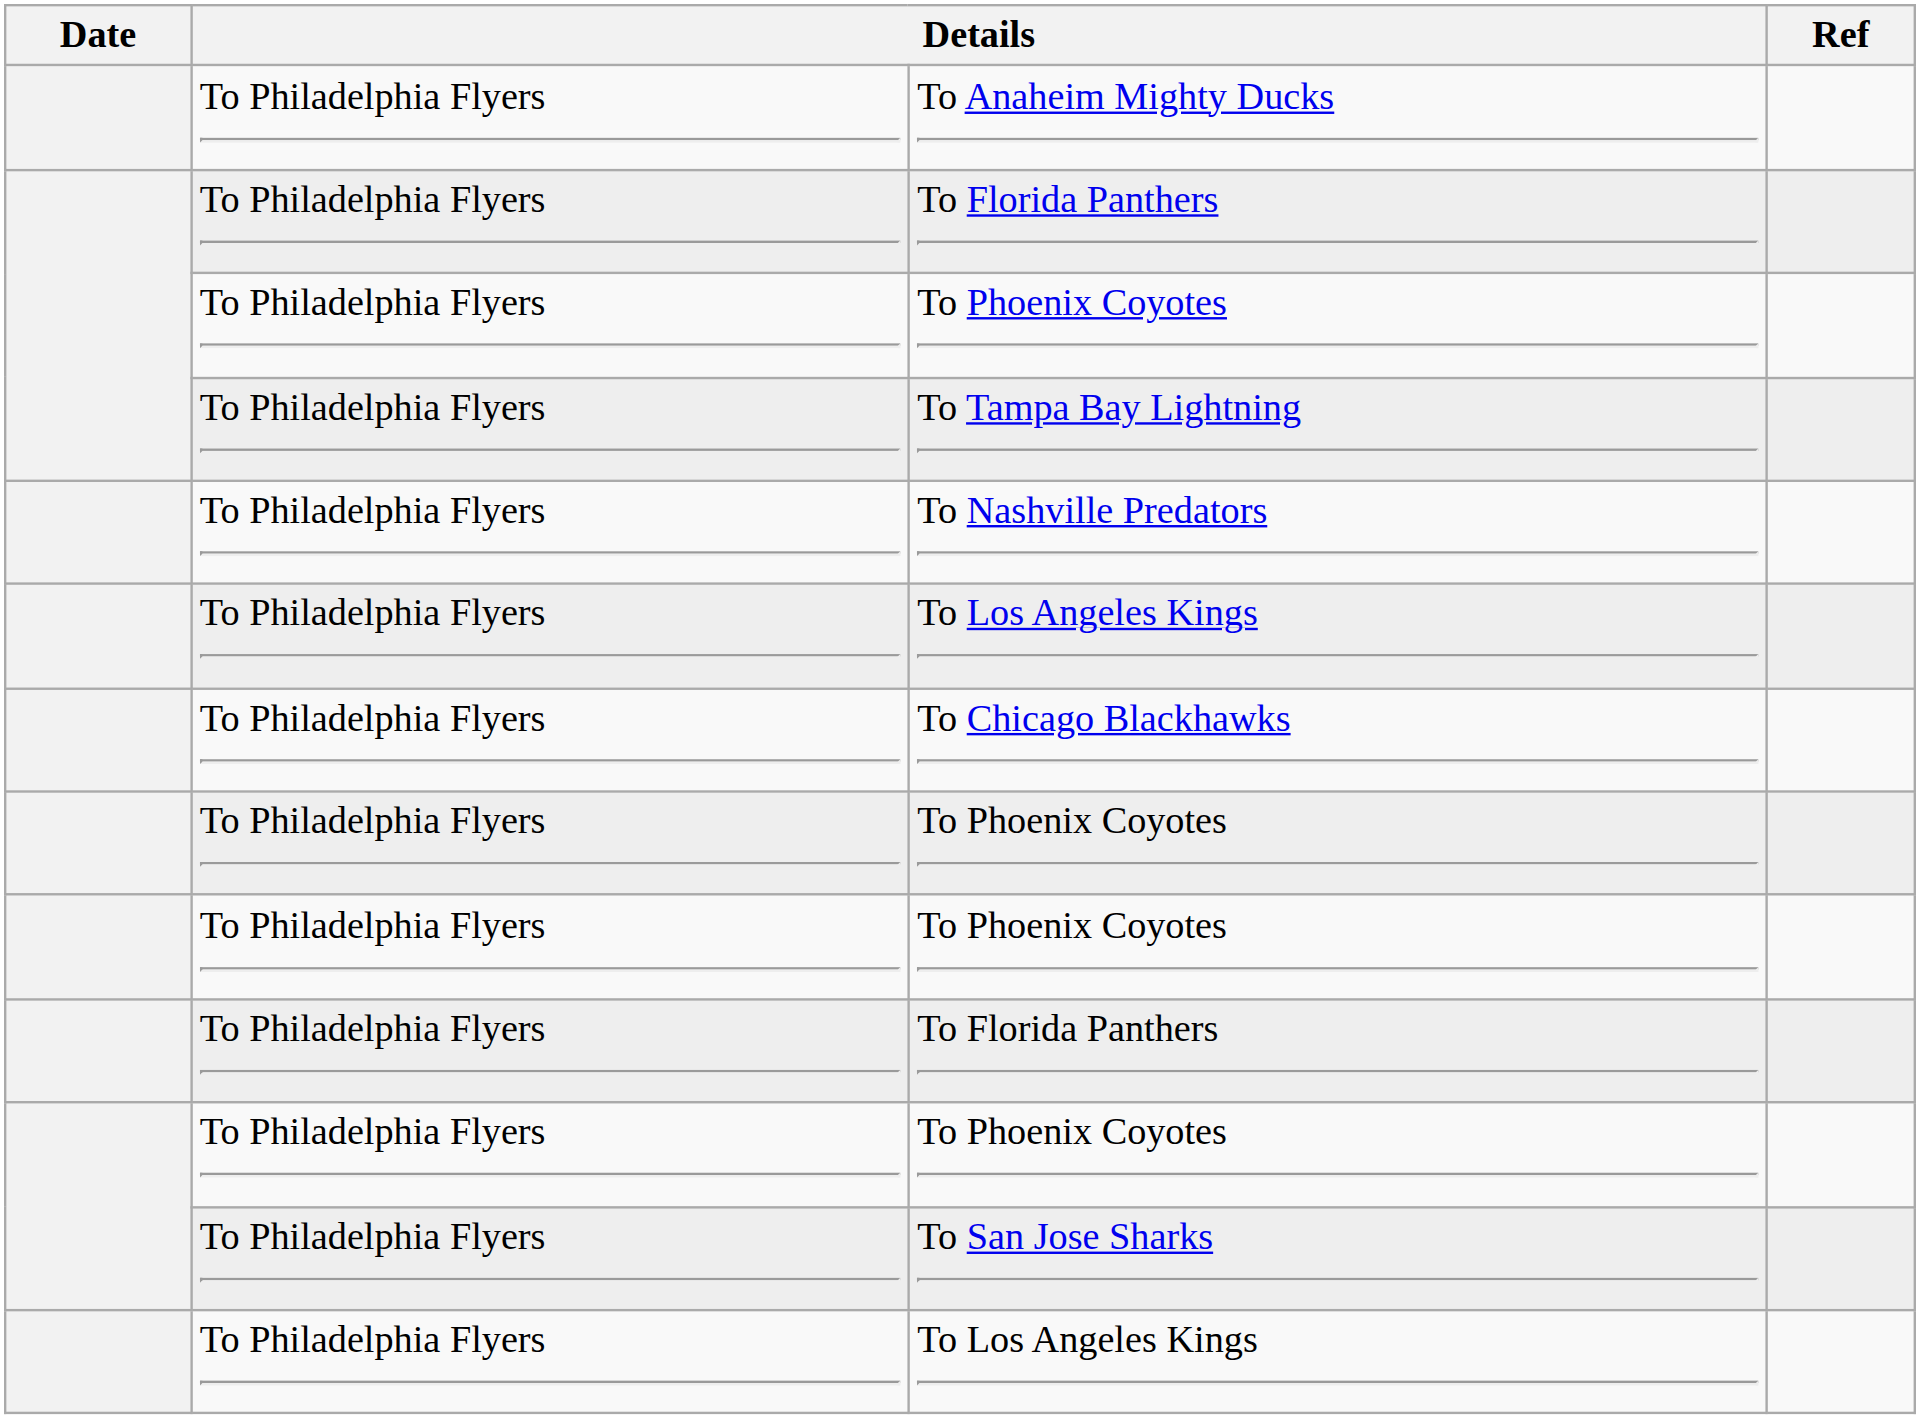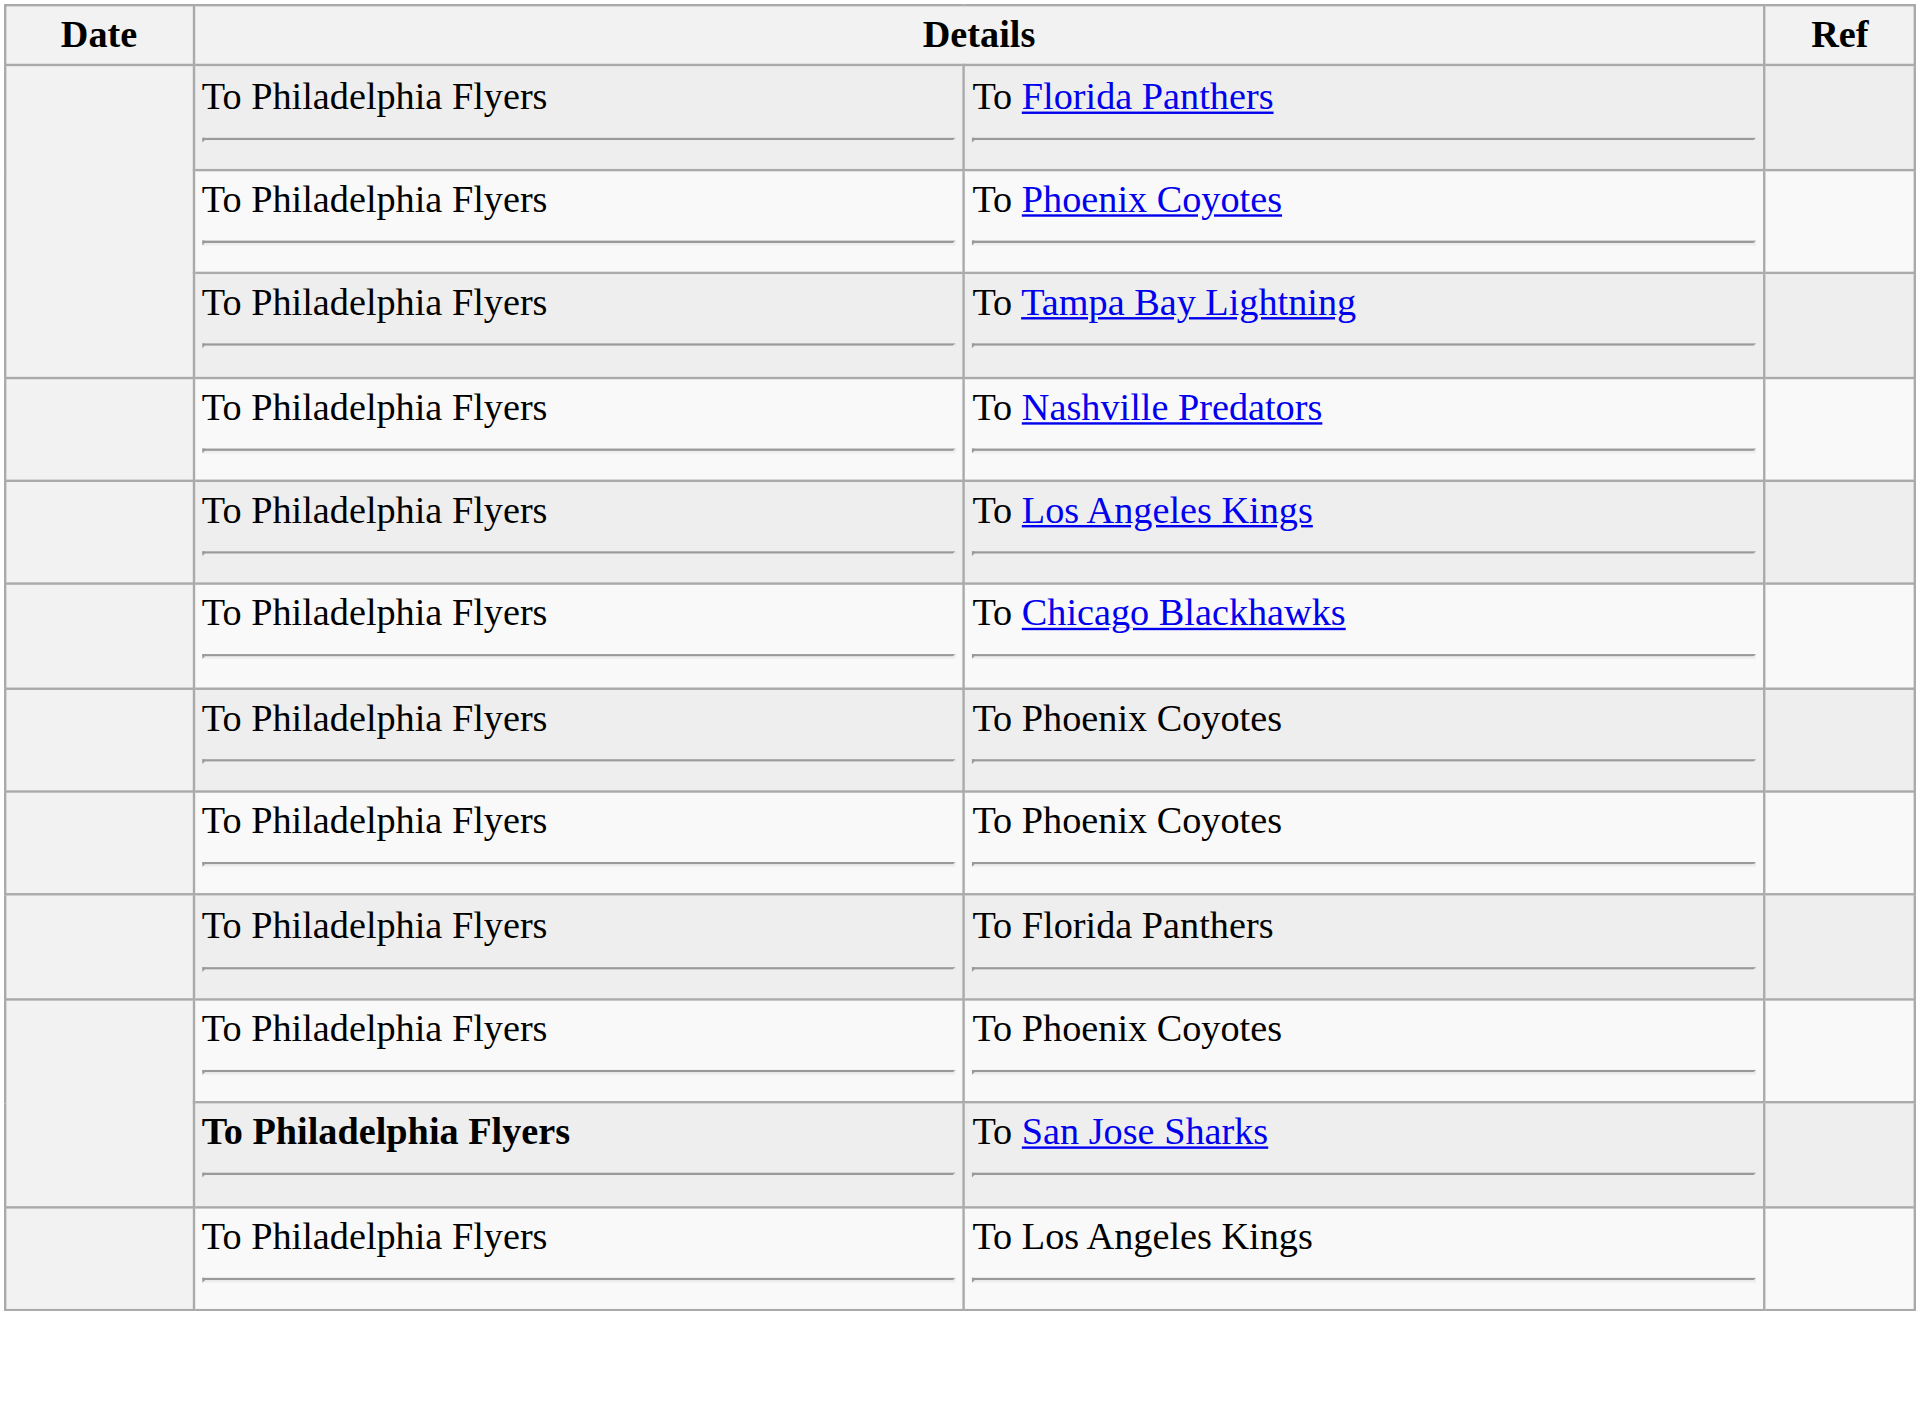- row: (98, 118)
(550, 1248) normal -> (578, 1145) bold
